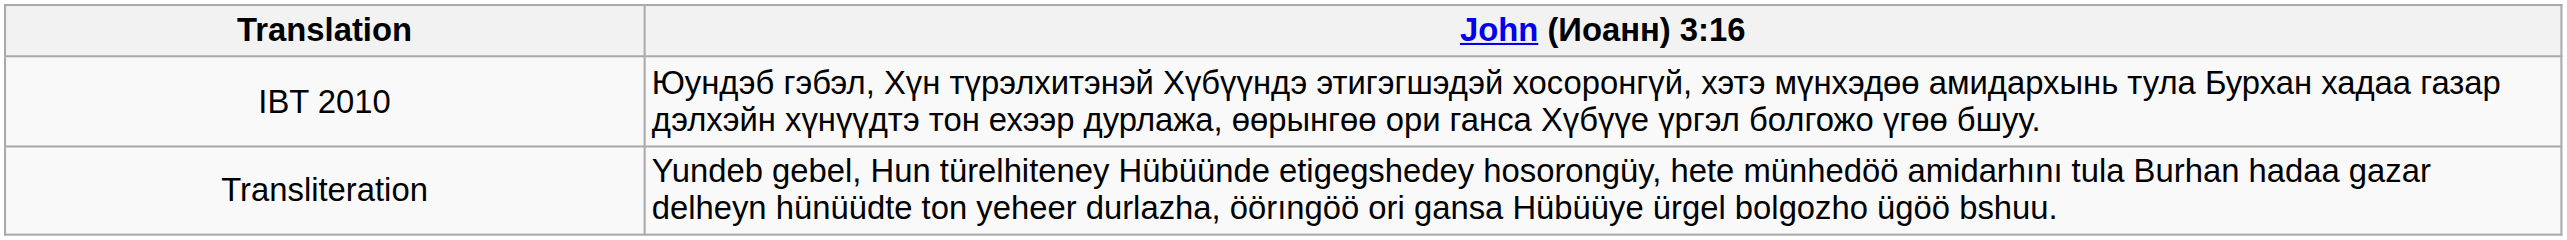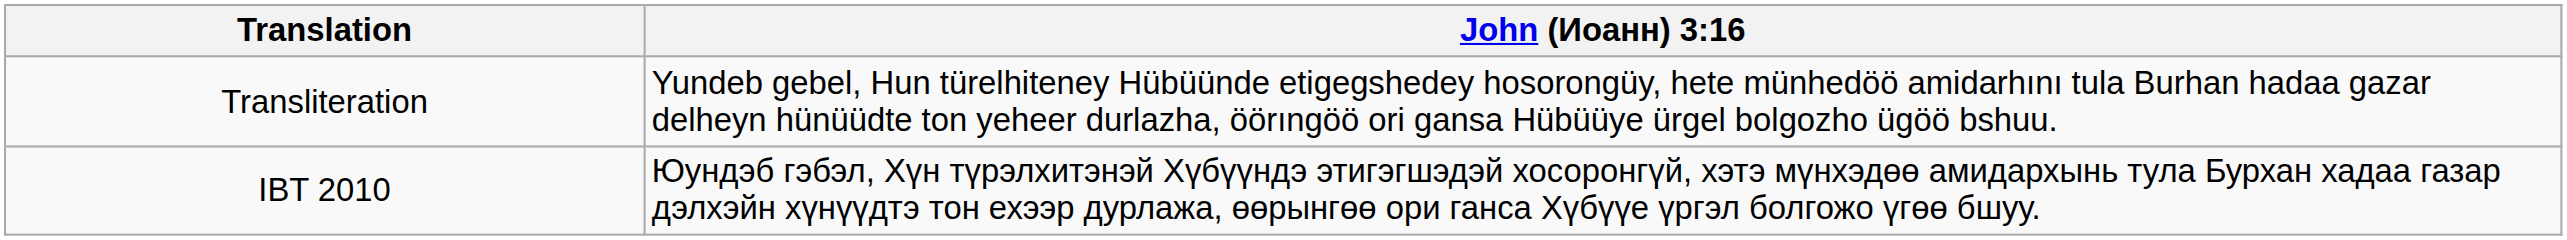rows swapped: (325, 100) <-> (325, 189)
